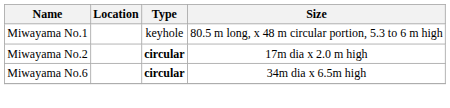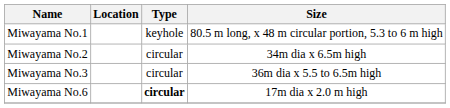(164, 53) bold -> (164, 53) normal
(316, 53) 17m dia x 2.0 m high -> (316, 53) 34m dia x 6.5m high
+ row: (47, 73)
(316, 73) 34m dia x 6.5m high -> (316, 92) 17m dia x 2.0 m high
